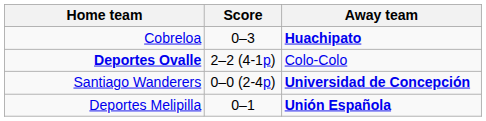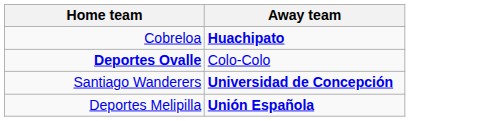- column: (243, 15)
